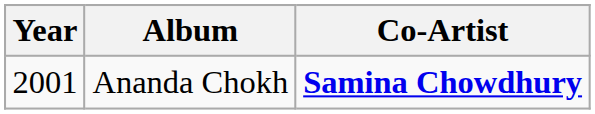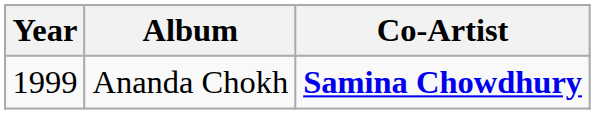(45, 81) 2001 -> (45, 81) 1999
